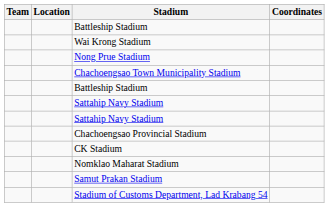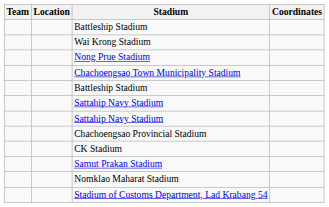rows swapped: (18, 164) <-> (18, 179)
